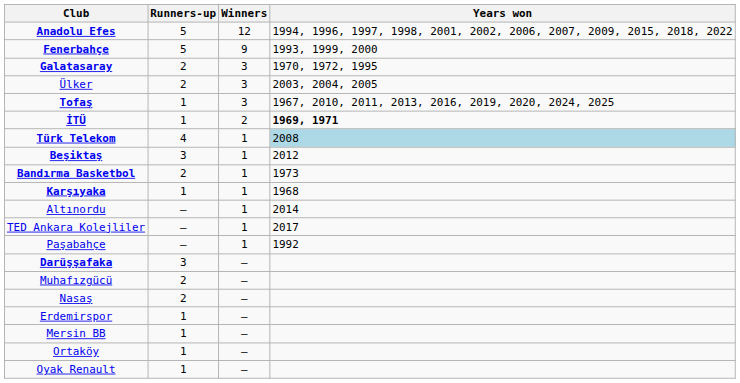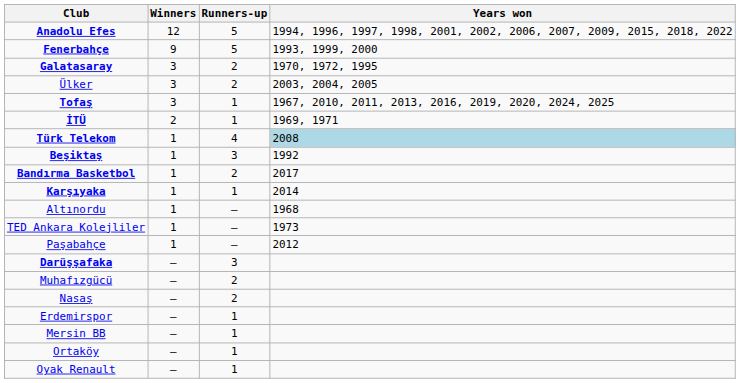columns swapped: (244, 13) <-> (183, 13)
(305, 120) bold -> (305, 120) normal
(286, 156) 2012 -> (286, 156) 1992
(286, 173) 1973 -> (286, 173) 2017
(286, 191) 1968 -> (286, 191) 2014
(286, 209) 2014 -> (286, 209) 1968
(286, 227) 2017 -> (286, 227) 1973
(286, 245) 1992 -> (286, 245) 2012
